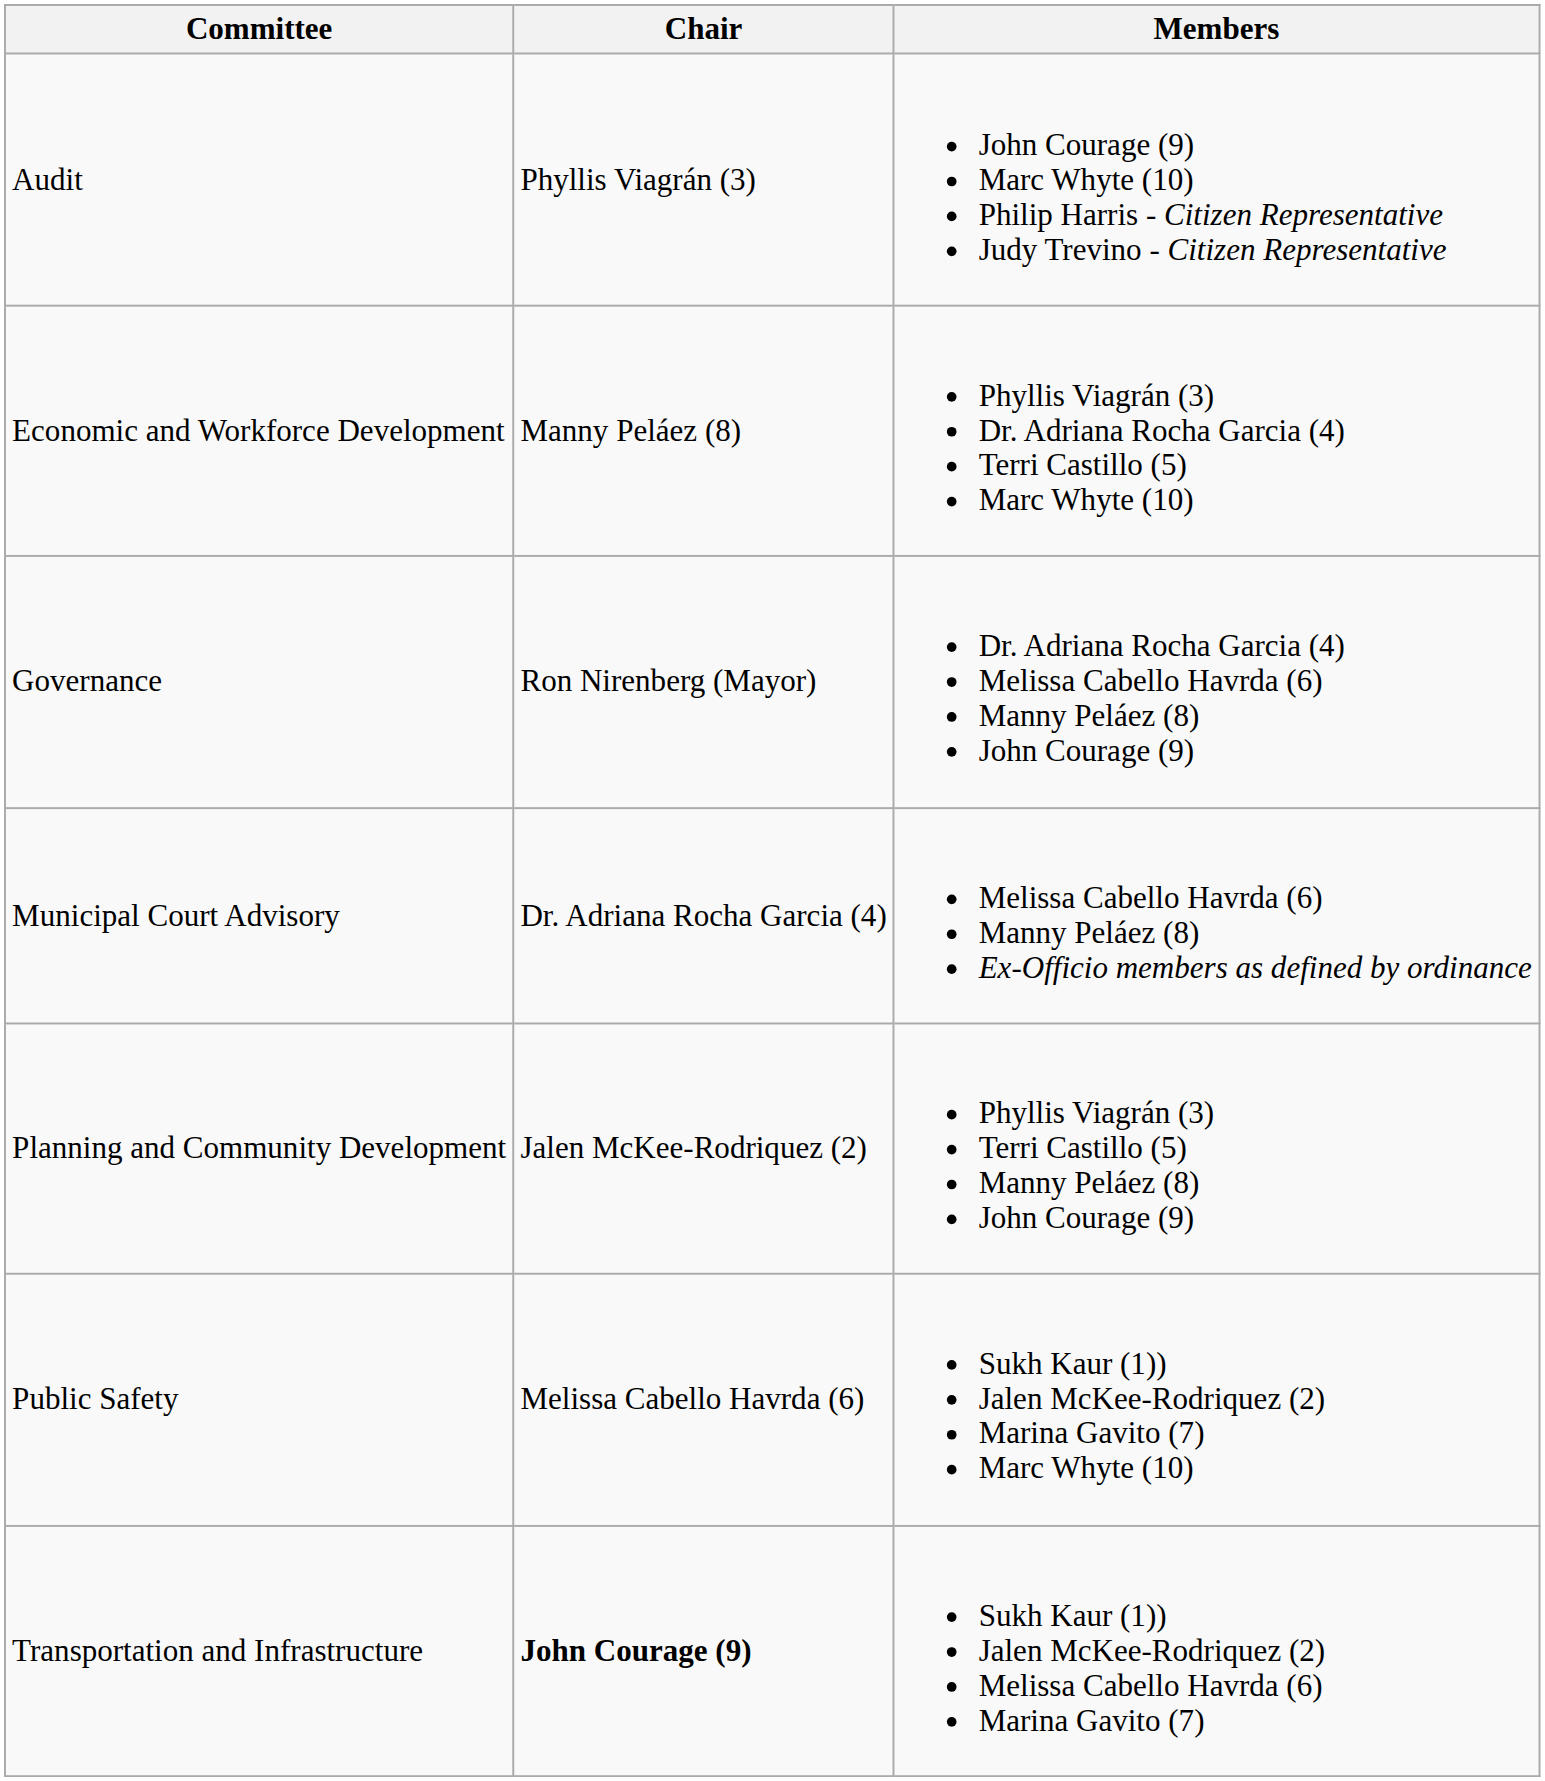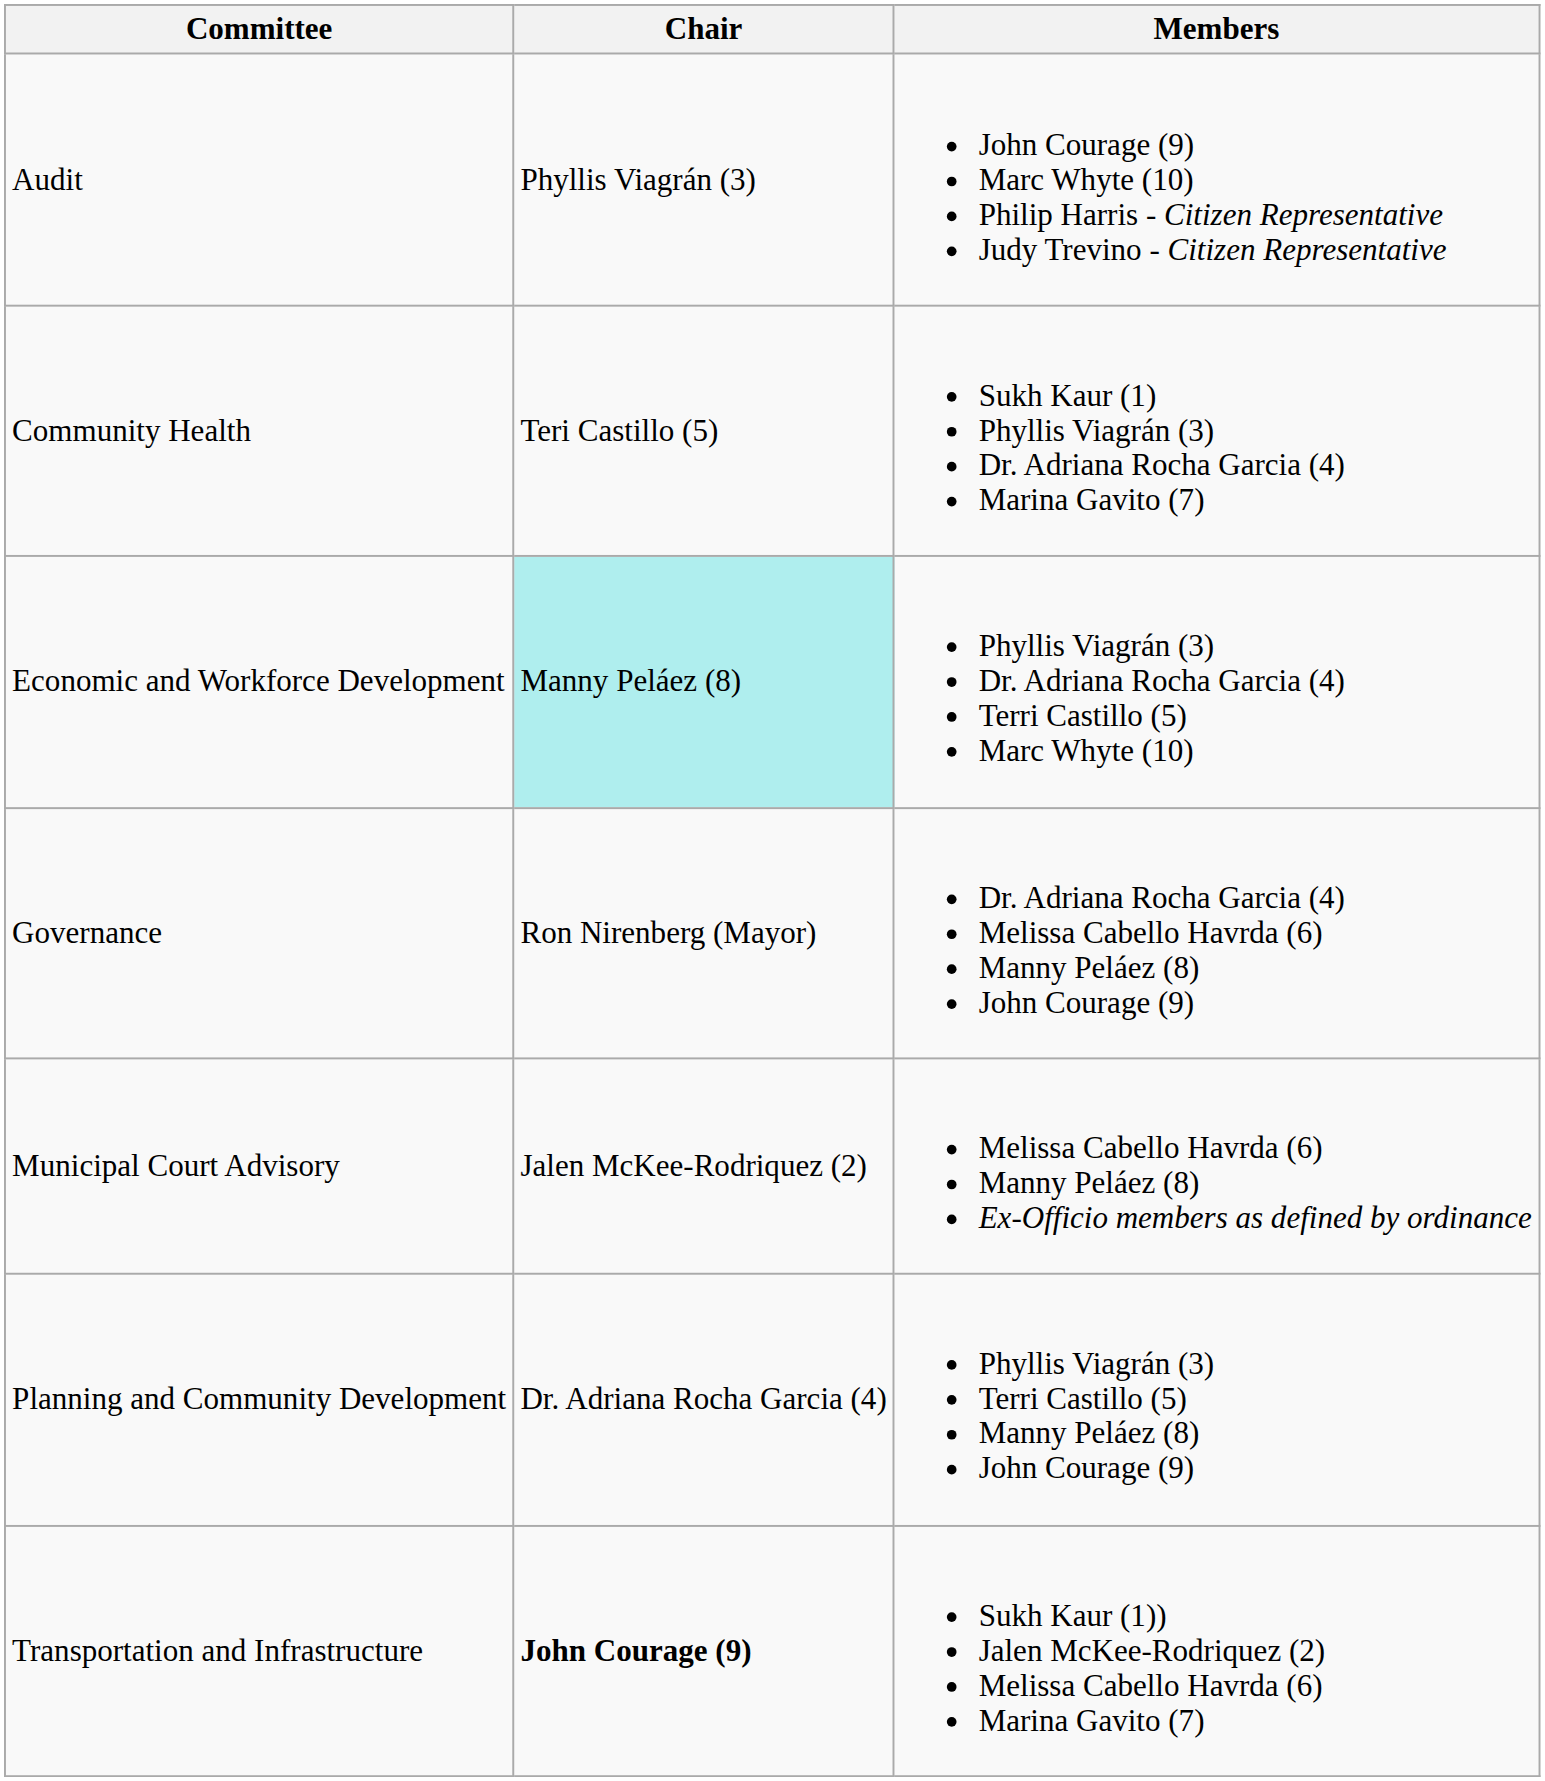+ row: (132, 430)
(631, 430) no background -> (631, 681) paleturquoise background
(704, 914) Dr. Adriana Rocha Garcia (4) -> (694, 1165) Jalen McKee-Rodriquez (2)
(694, 1148) Jalen McKee-Rodriquez (2) -> (704, 1399) Dr. Adriana Rocha Garcia (4)
- row: (95, 1399)
